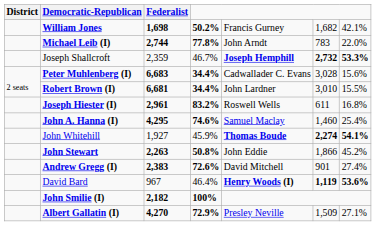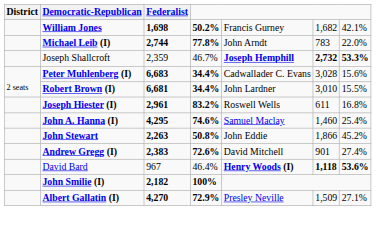- row: (71, 136)
(326, 182) 1,119 -> (326, 167) 1,118
